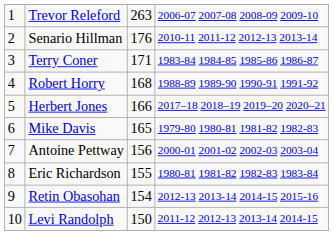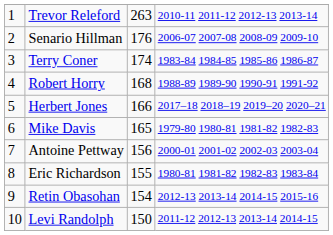(238, 15) 2006-07 2007-08 2008-09 2009-10 -> (238, 15) 2010-11 2011-12 2012-13 2013-14
(238, 38) 2010-11 2011-12 2012-13 2013-14 -> (238, 38) 2006-07 2007-08 2008-09 2009-10
(141, 60) 171 -> (141, 60) 174
